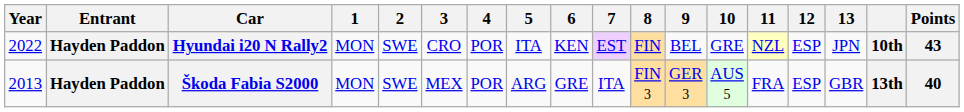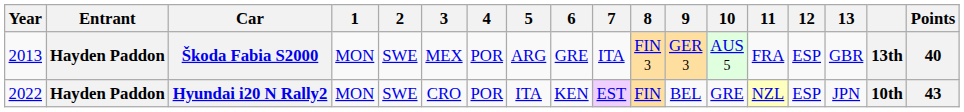rows swapped: (250, 82) <-> (250, 45)
